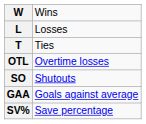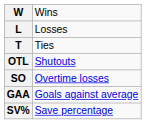(72, 62) Overtime losses -> (55, 62) Shutouts
(55, 78) Shutouts -> (72, 78) Overtime losses
